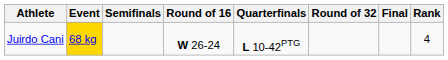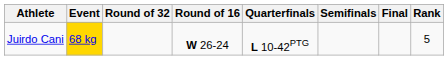columns swapped: (344, 14) <-> (133, 14)
(427, 39) 4 -> (427, 39) 5
